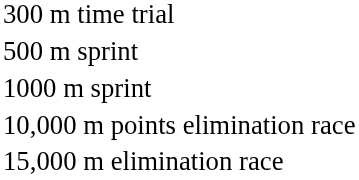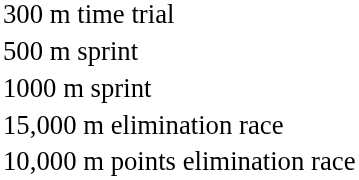rows swapped: (179, 124) <-> (143, 161)
